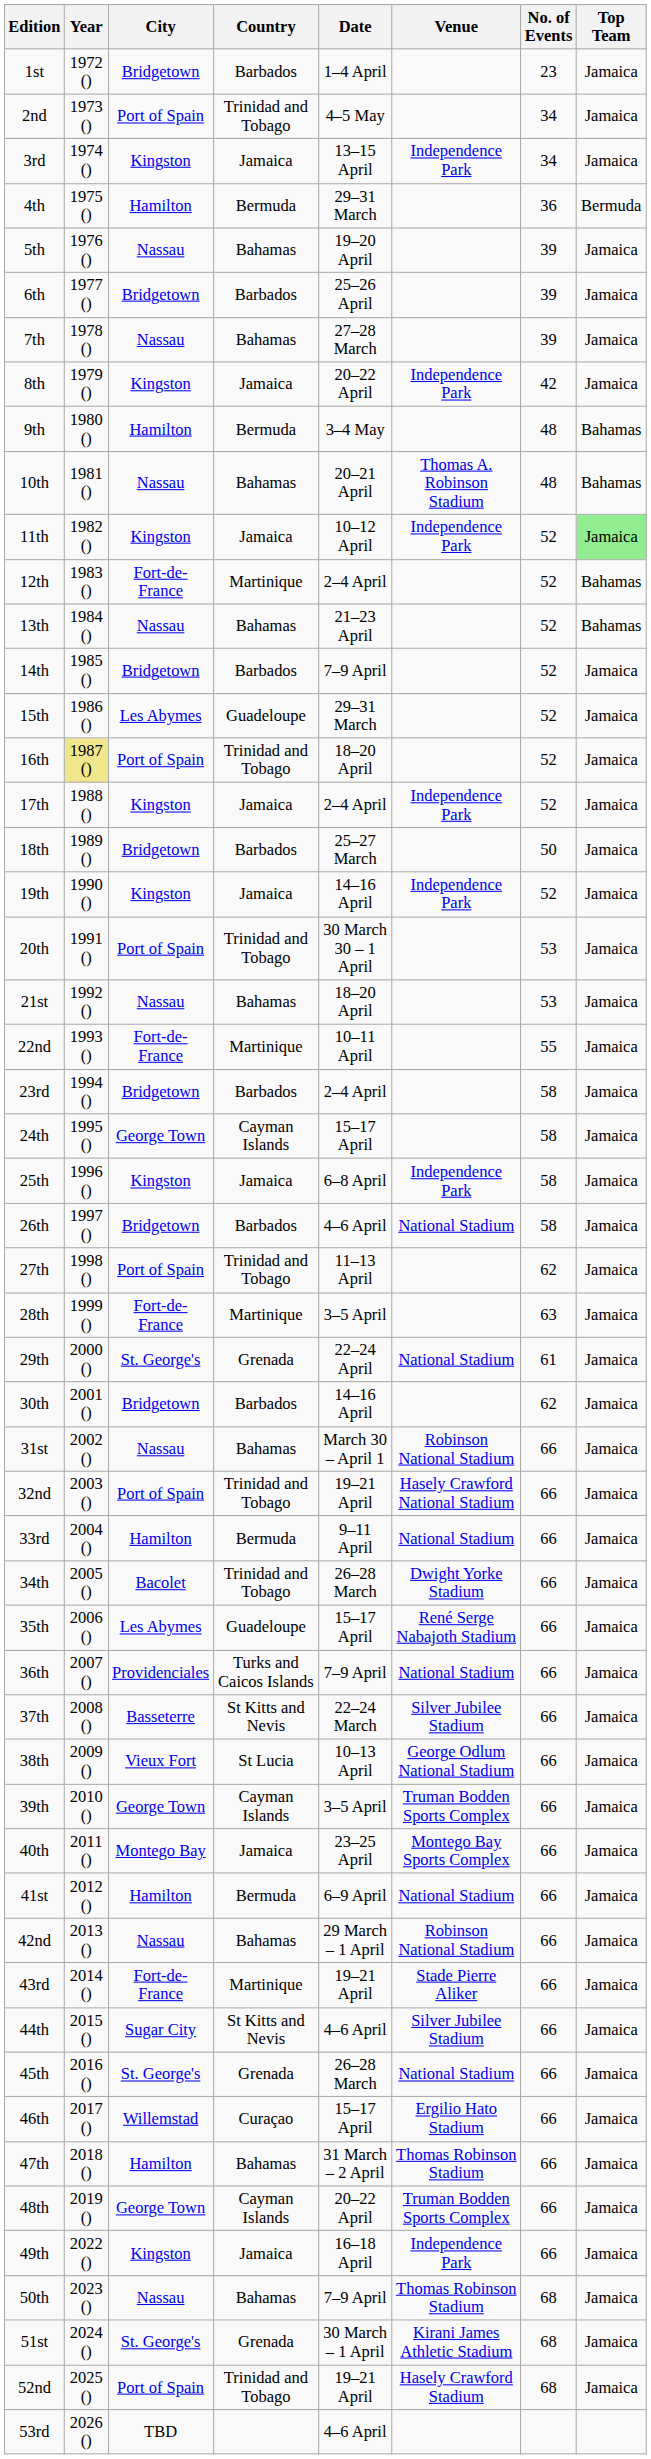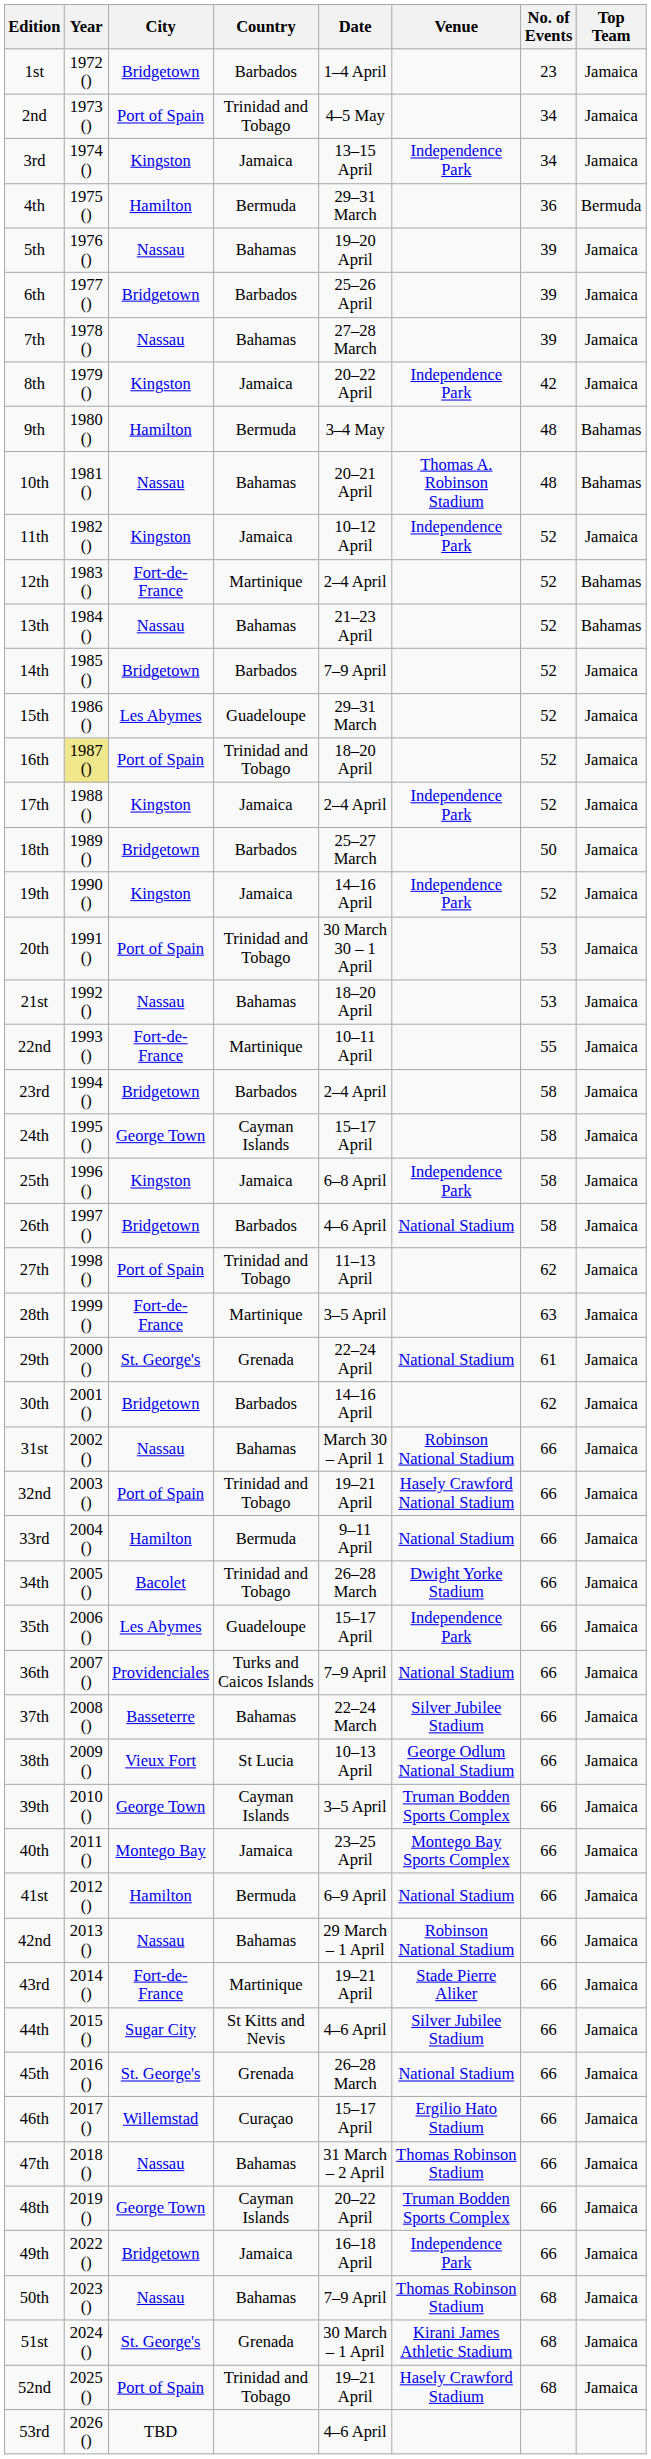(611, 536) lightgreen background -> (611, 536) no background
(456, 1627) René Serge Nabajoth Stadium -> (456, 1627) Independence Park
(266, 1716) St Kitts and Nevis -> (266, 1716) Bahamas
(161, 2163) Hamilton -> (161, 2163) Nassau
(161, 2253) Kingston -> (161, 2253) Bridgetown
